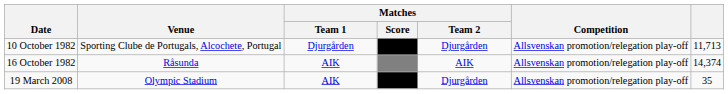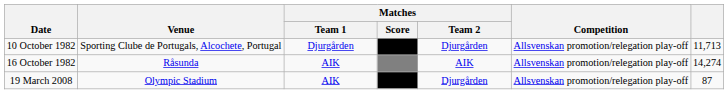(707, 63) 14,374 -> (707, 63) 14,274
(707, 80) 35 -> (707, 80) 87
